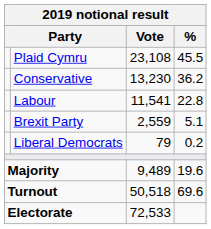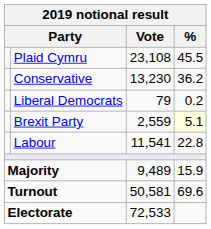rows swapped: (35, 100) <-> (68, 143)
(194, 121) no background -> (194, 121) lightyellow background
(190, 170) 19.6 -> (190, 170) 15.9
(150, 191) 50,518 -> (150, 191) 50,581
